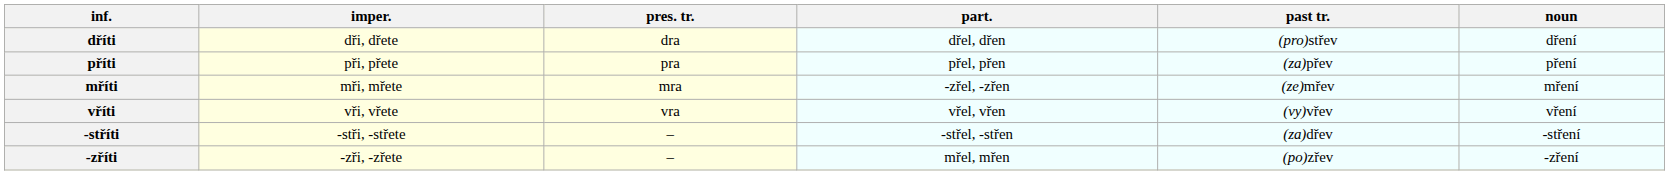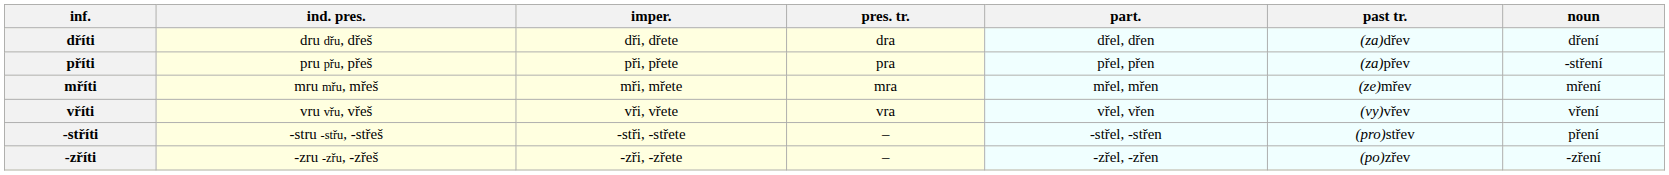+ column: (336, 16)
(1308, 39) (pro)střev -> (1385, 39) (za)dřev
(1561, 63) pření -> (1584, 63) -stření
(977, 87) -zřel, -zřen -> (1126, 87) mřel, mřen
(1308, 134) (za)dřev -> (1385, 134) (pro)střev
(1561, 134) -stření -> (1584, 134) pření
(977, 157) mřel, mřen -> (1126, 157) -zřel, -zřen
